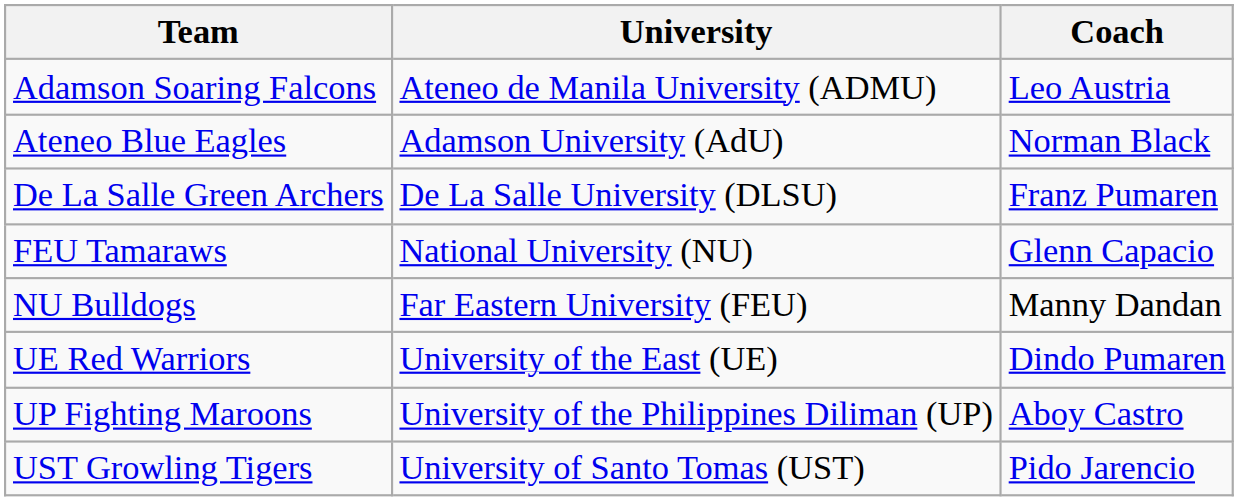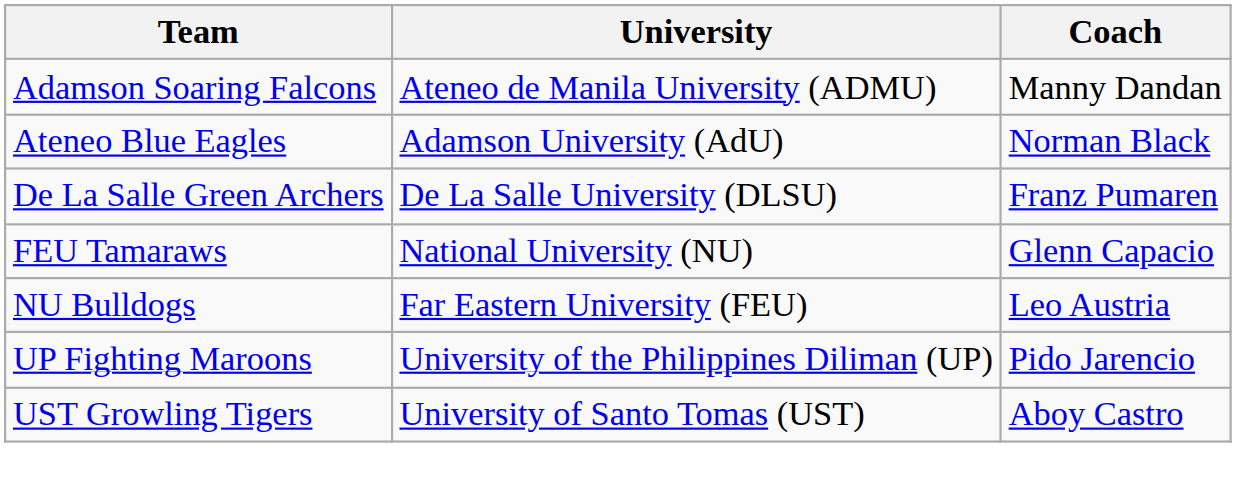(1089, 86) Leo Austria -> (1115, 86) Manny Dandan
(1115, 304) Manny Dandan -> (1089, 304) Leo Austria
- row: (132, 359)
(1096, 413) Aboy Castro -> (1102, 359) Pido Jarencio
(1102, 468) Pido Jarencio -> (1096, 413) Aboy Castro
